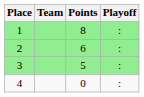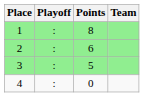columns swapped: (50, 13) <-> (120, 13)
